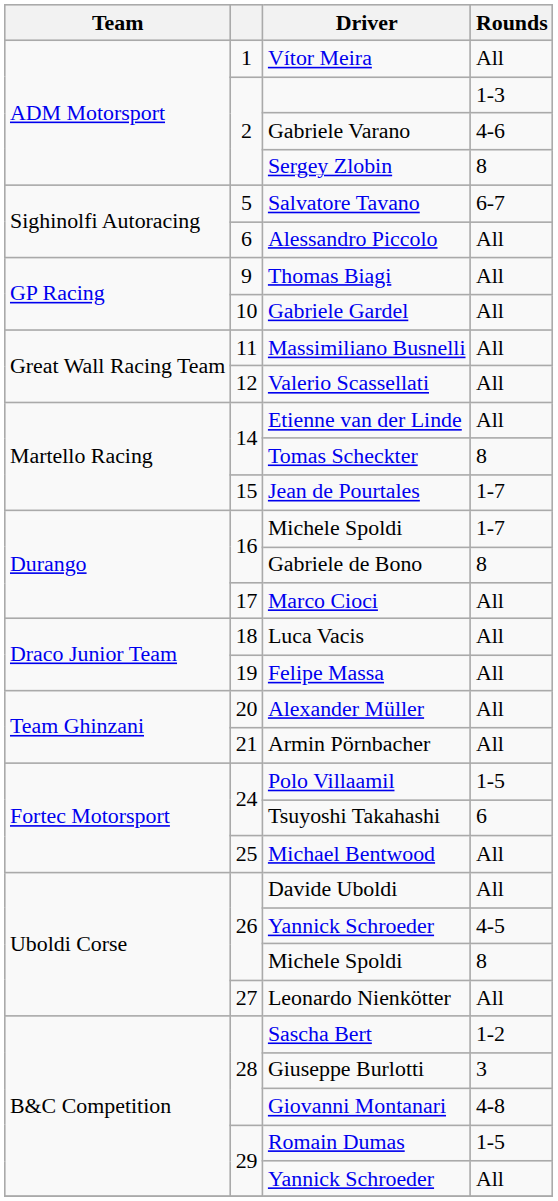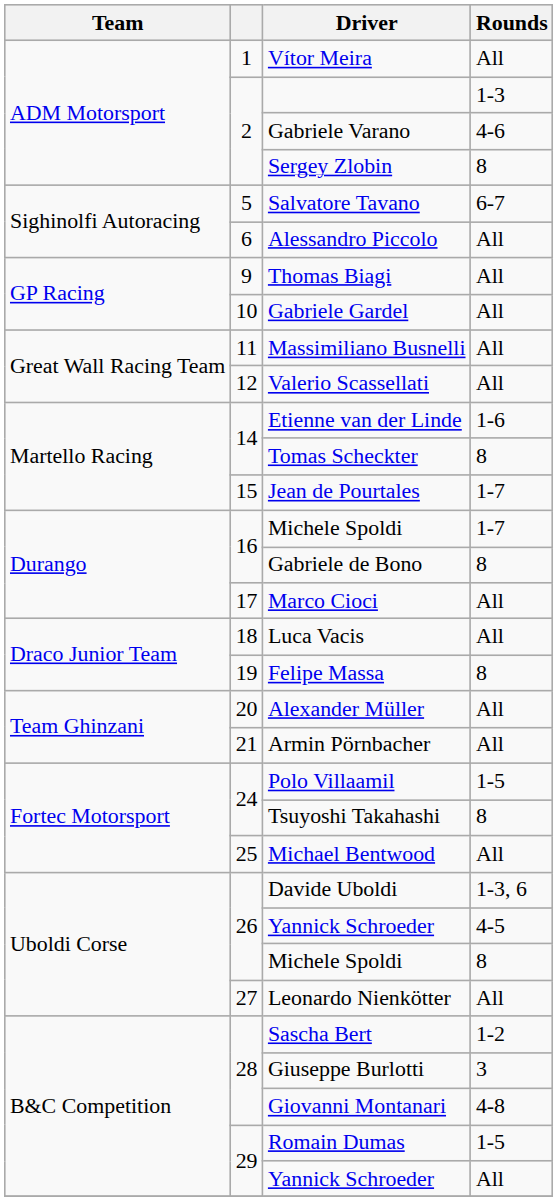(490, 419) All -> (490, 419) 1-6
(490, 672) All -> (481, 672) 8
(481, 816) 6 -> (481, 816) 8
(490, 889) All -> (501, 889) 1-3, 6
